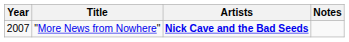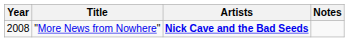(18, 28) 2007 -> (18, 28) 2008
